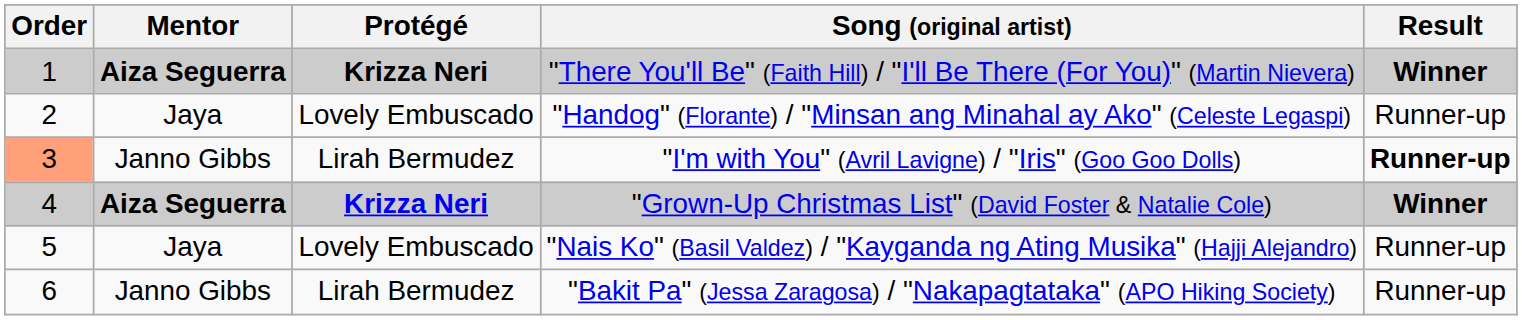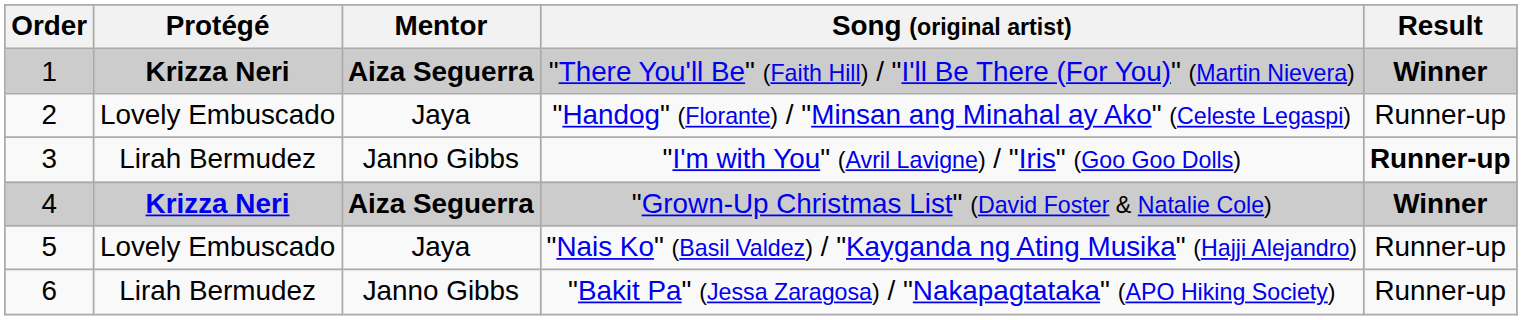columns swapped: (193, 26) <-> (416, 26)
(49, 159) lightsalmon background -> (49, 159) no background
